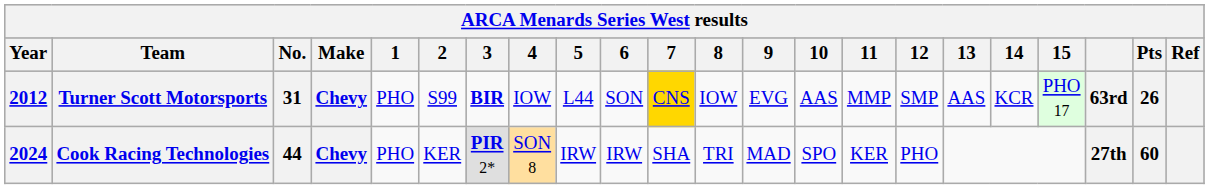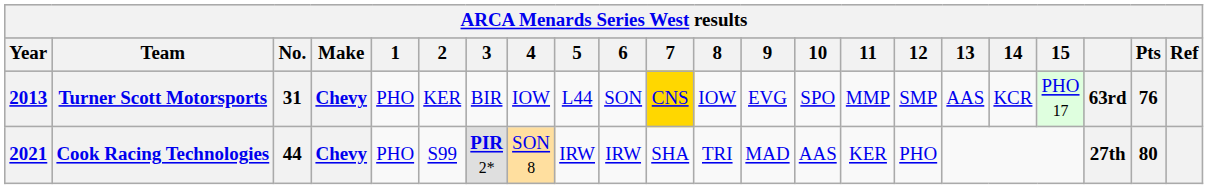(28, 98) 2012 -> (28, 98) 2013
(442, 98) S99 -> (442, 98) KER
(487, 98) bold -> (487, 98) normal
(819, 98) AAS -> (818, 98) SPO
(1149, 98) 26 -> (1148, 98) 76
(28, 154) 2024 -> (28, 154) 2021
(442, 154) KER -> (442, 154) S99
(819, 154) SPO -> (818, 154) AAS
(1149, 154) 60 -> (1148, 154) 80
